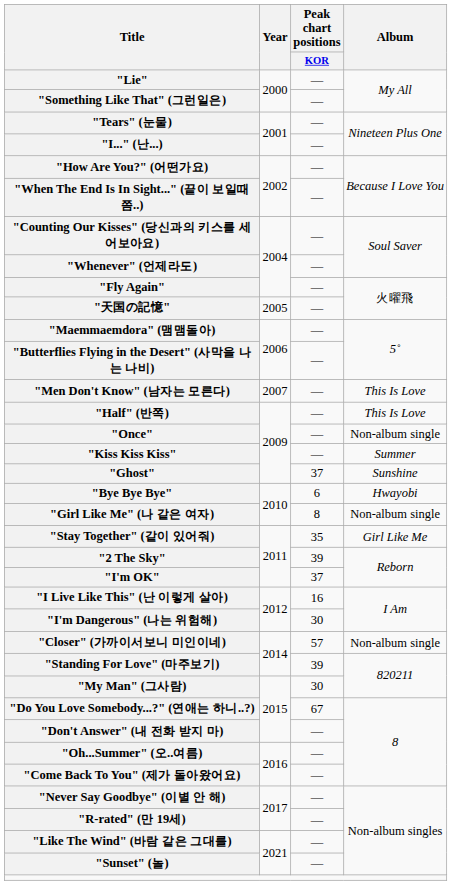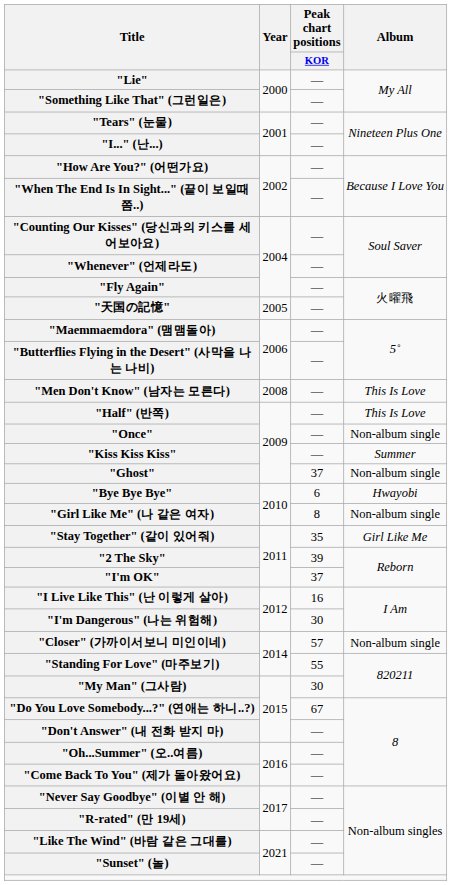(275, 390) 2007 -> (275, 390) 2008
(395, 473) Sunshine -> (395, 473) Non-album single
(317, 664) 39 -> (317, 664) 55
